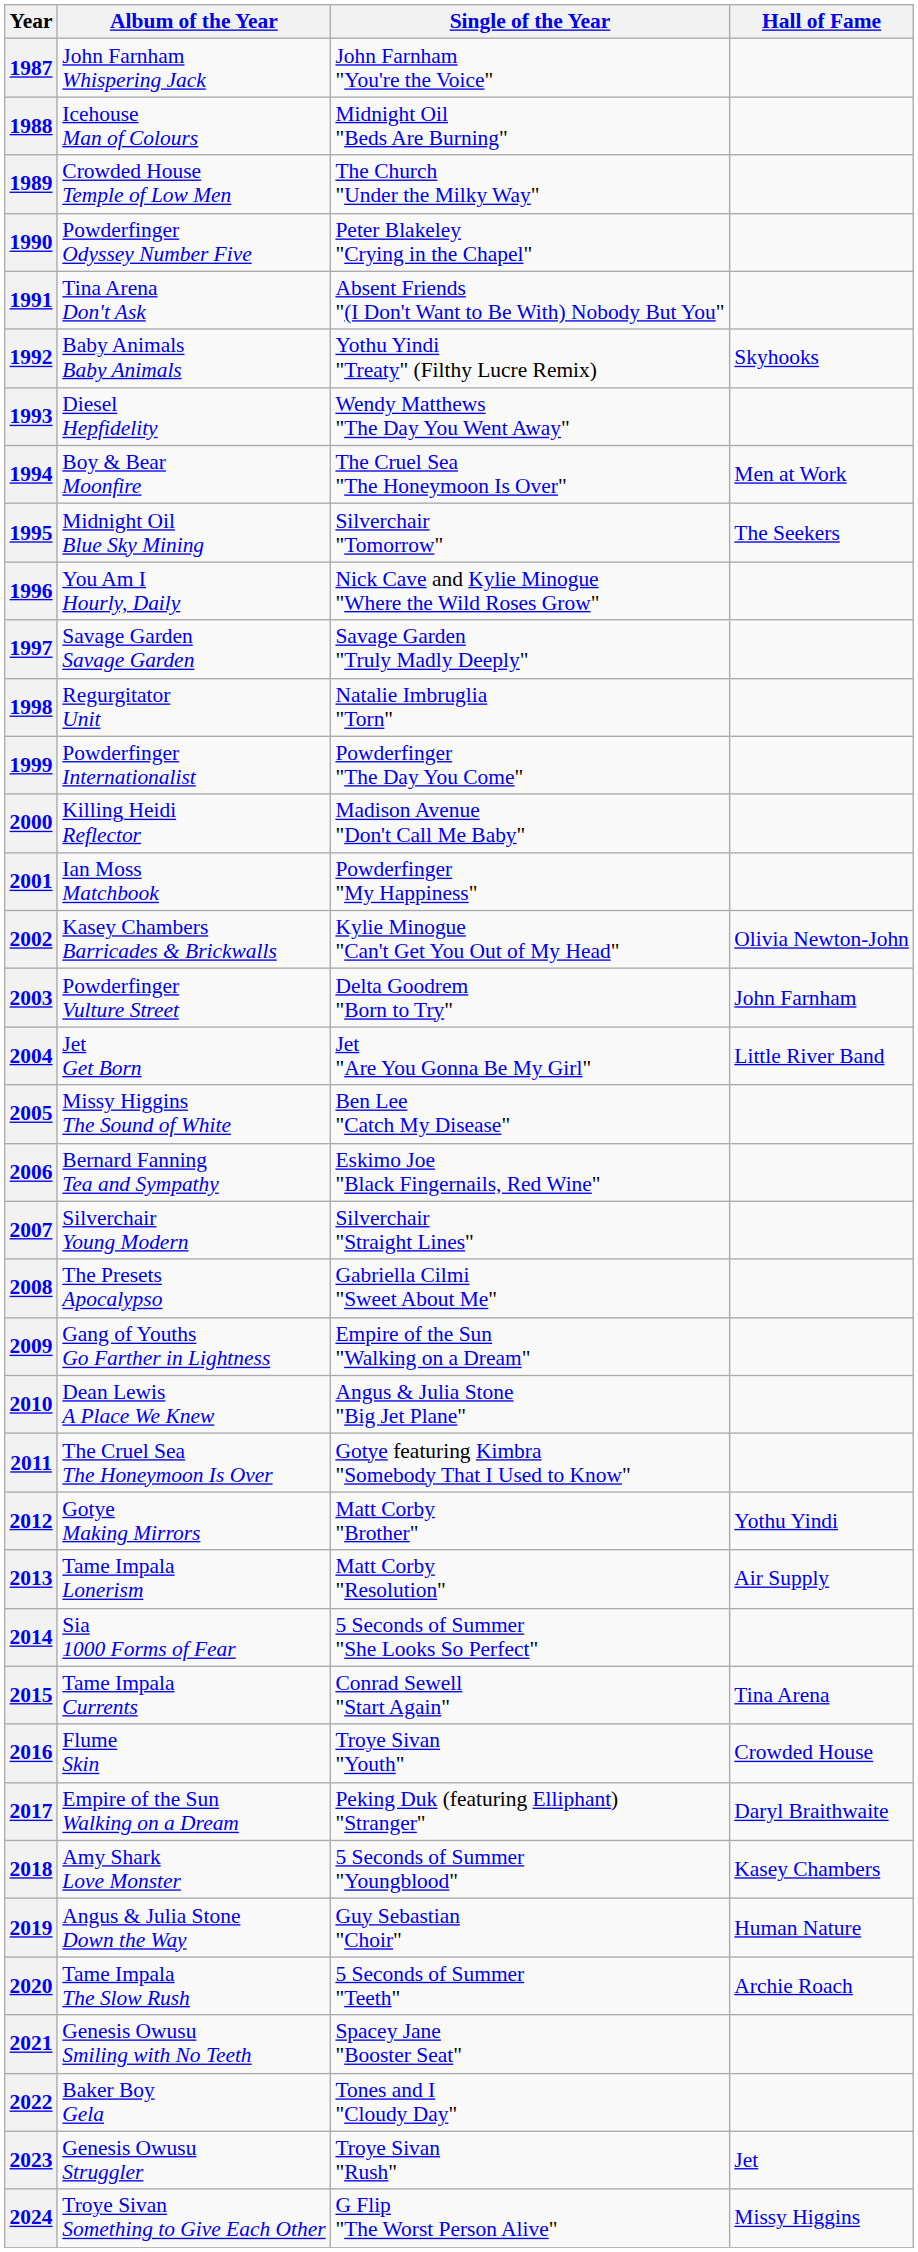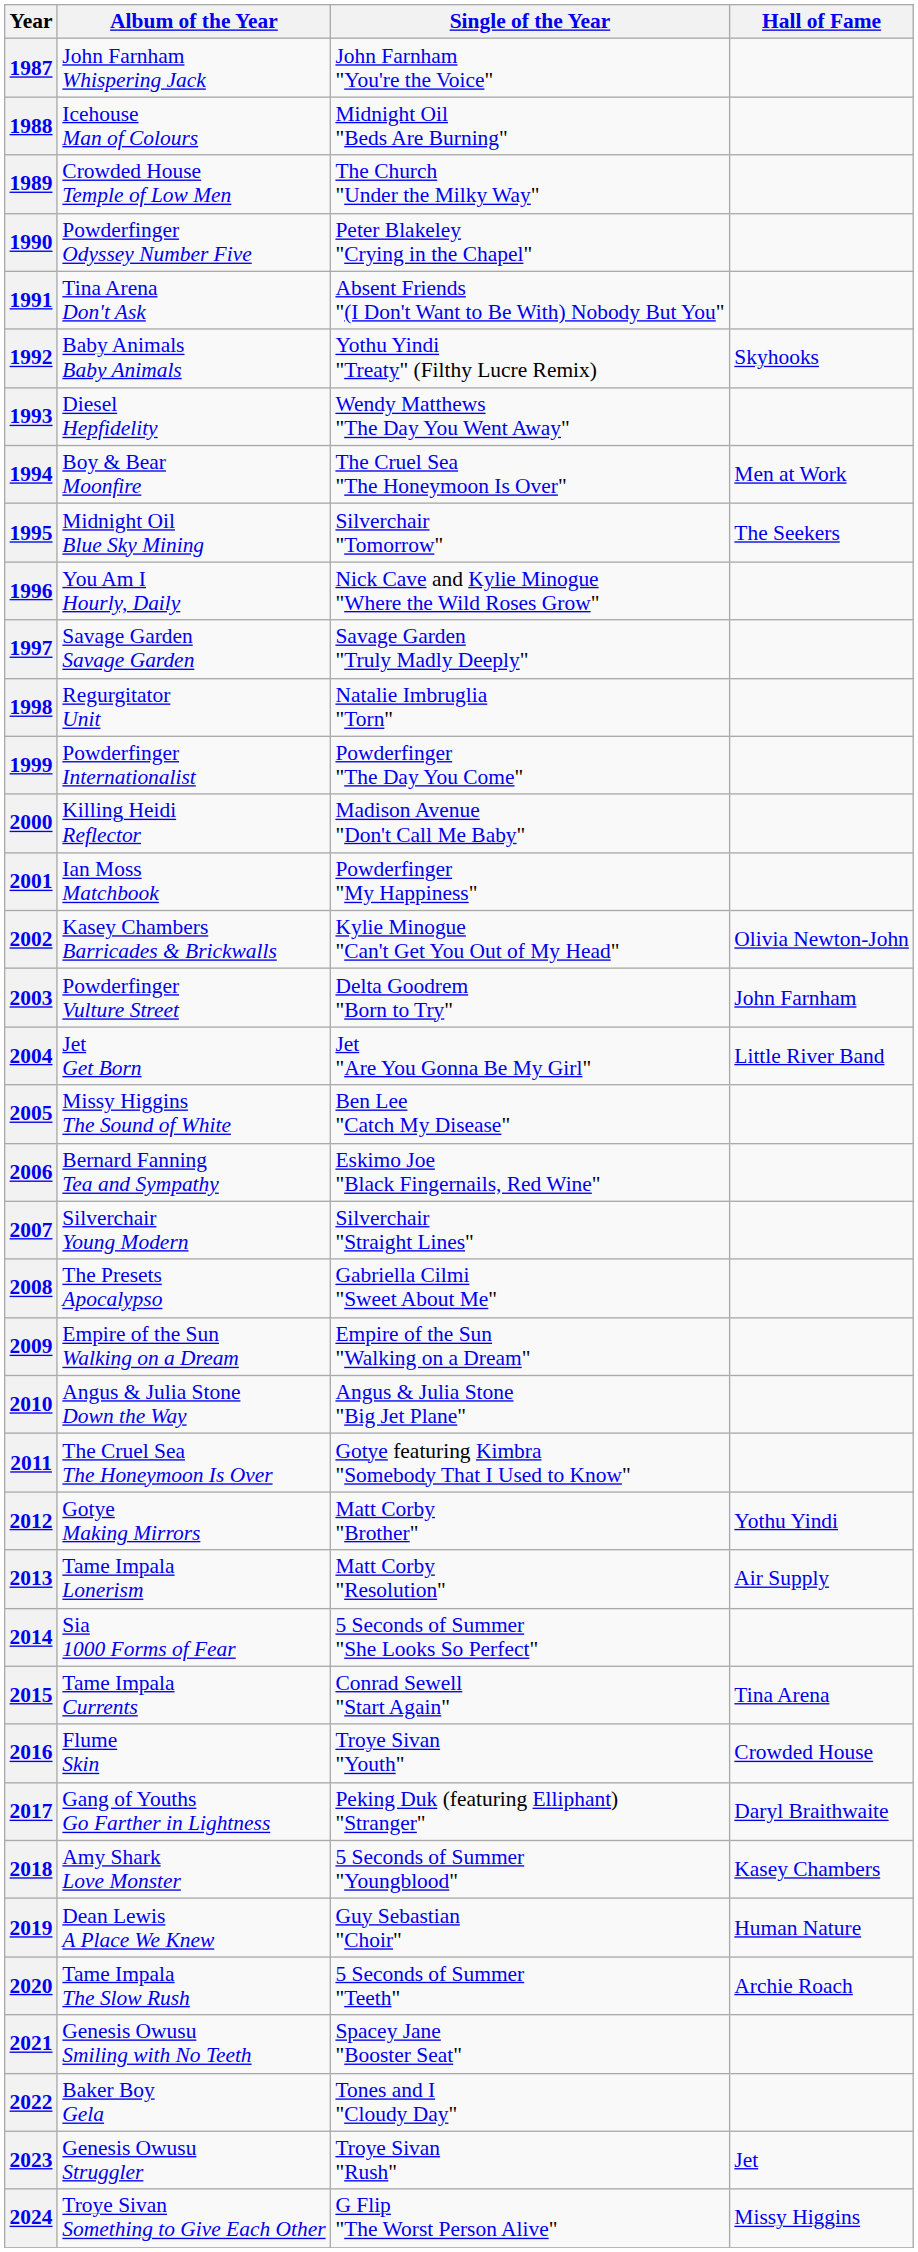(166, 1346) Gang of Youths Go Farther in Lightness -> (151, 1346) Empire of the Sun Walking on a Dream
(138, 1404) Dean Lewis A Place We Knew -> (151, 1404) Angus & Julia Stone Down the Way
(151, 1811) Empire of the Sun Walking on a Dream -> (166, 1811) Gang of Youths Go Farther in Lightness
(151, 1927) Angus & Julia Stone Down the Way -> (138, 1927) Dean Lewis A Place We Knew
